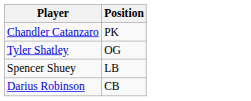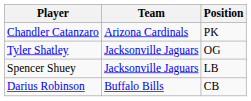+ column: (151, 13)
